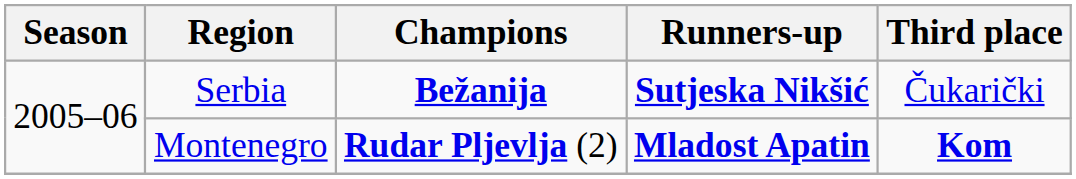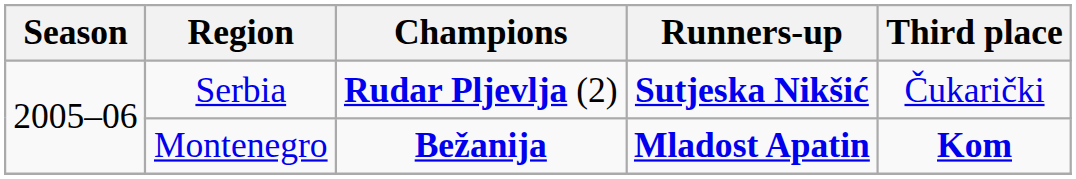(481, 88) Bežanija -> (481, 88) Rudar Pljevlja (2)
(481, 145) Rudar Pljevlja (2) -> (481, 145) Bežanija
